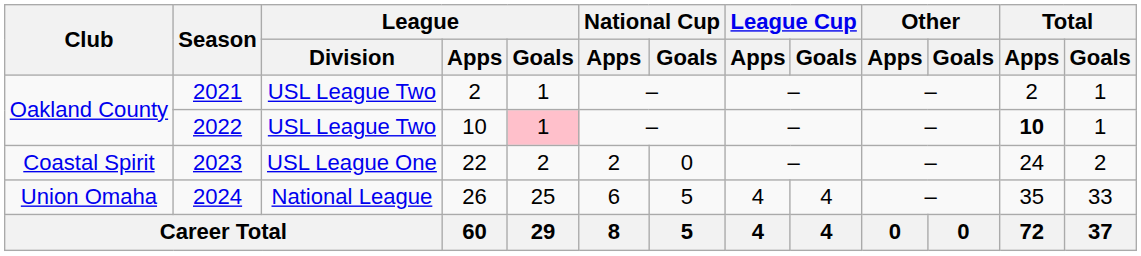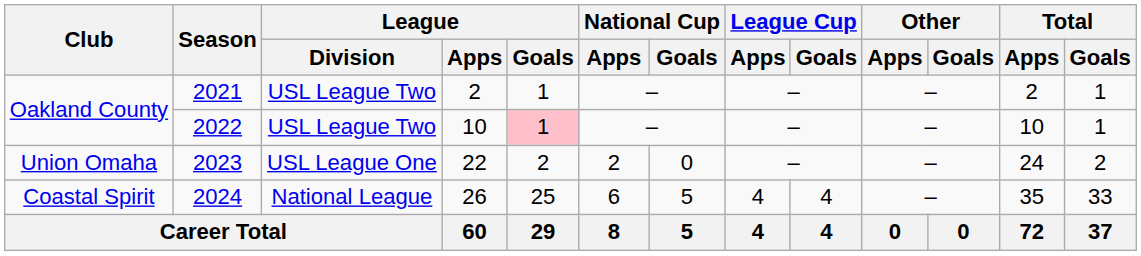(1032, 127) bold -> (1032, 127) normal
(89, 162) Coastal Spirit -> (89, 162) Union Omaha
(89, 197) Union Omaha -> (89, 197) Coastal Spirit
